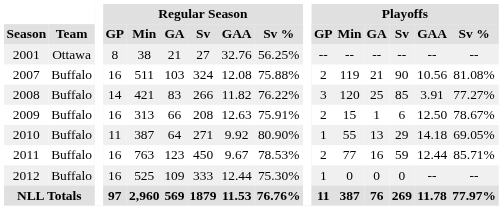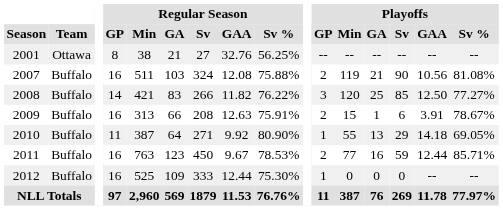(432, 94) 3.91 -> (432, 94) 12.50
(432, 114) 12.50 -> (432, 114) 3.91
